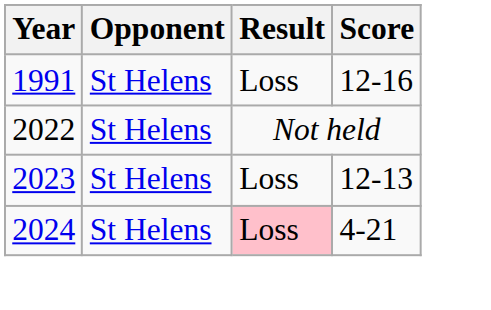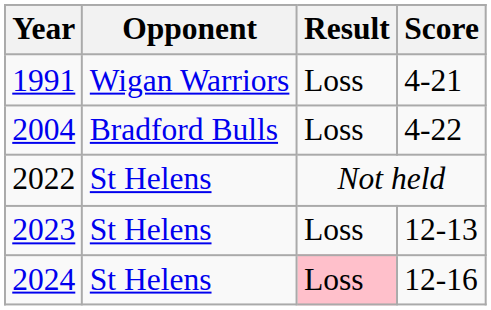(151, 79) St Helens -> (190, 79) Wigan Warriors
(376, 79) 12-16 -> (433, 79) 4-21
+ row: (44, 129)
(368, 229) 4-21 -> (441, 279) 12-16
